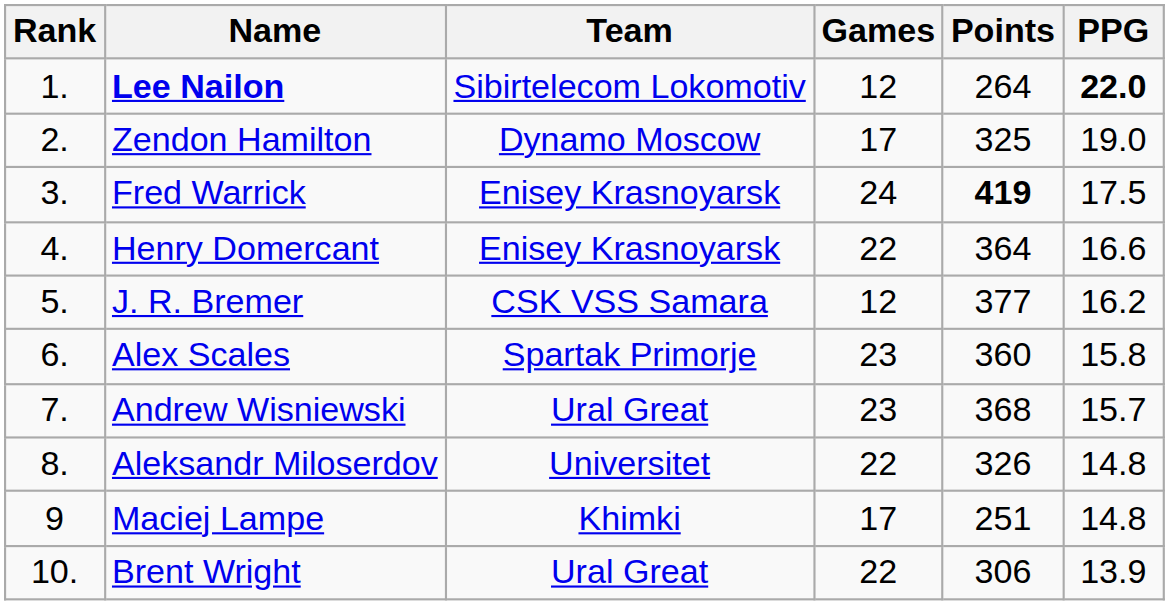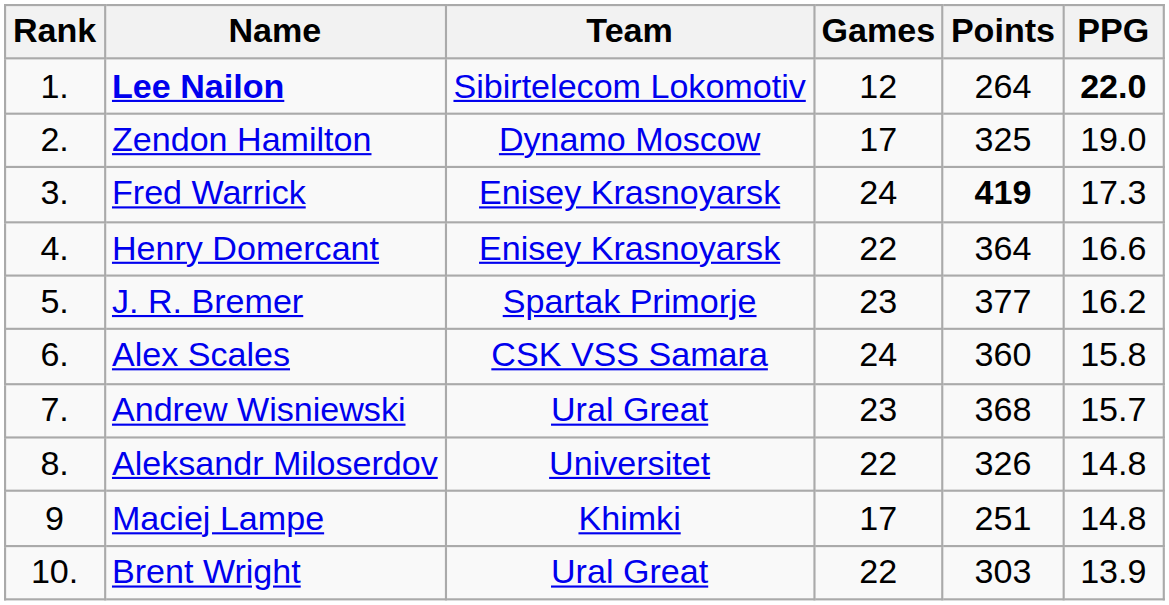(1113, 193) 17.5 -> (1113, 193) 17.3
(630, 301) CSK VSS Samara -> (630, 301) Spartak Primorje
(878, 301) 12 -> (878, 301) 23
(630, 355) Spartak Primorje -> (630, 355) CSK VSS Samara
(878, 355) 23 -> (878, 355) 24
(1003, 572) 306 -> (1003, 572) 303
